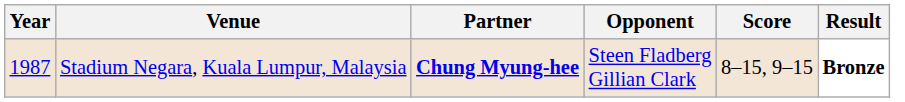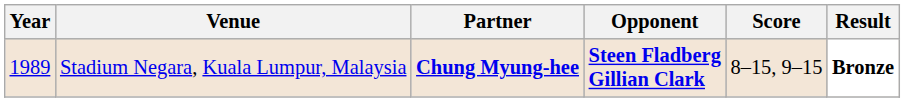(30, 67) 1987 -> (30, 67) 1989
(650, 67) normal -> (655, 67) bold
